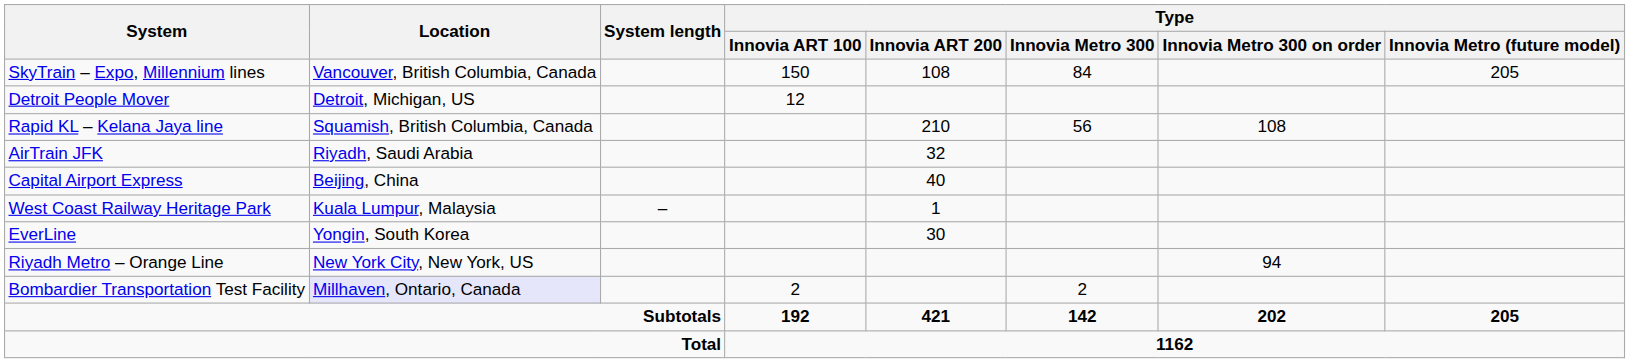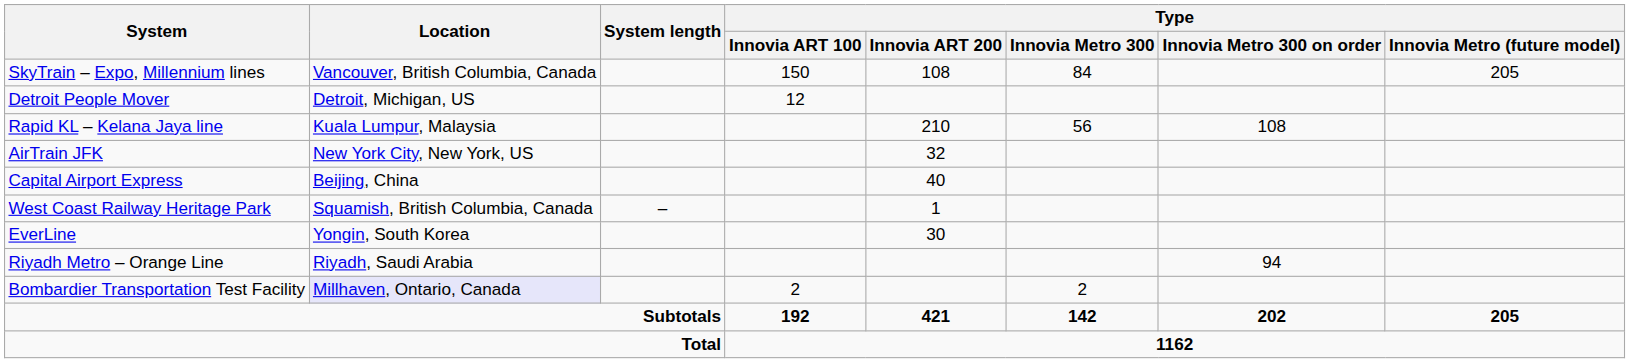(453, 126) Squamish, British Columbia, Canada -> (404, 126) Kuala Lumpur, Malaysia
(393, 153) Riyadh, Saudi Arabia -> (423, 153) New York City, New York, US
(404, 208) Kuala Lumpur, Malaysia -> (453, 208) Squamish, British Columbia, Canada
(423, 262) New York City, New York, US -> (393, 262) Riyadh, Saudi Arabia
